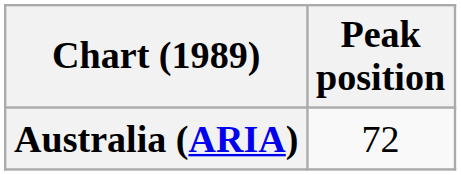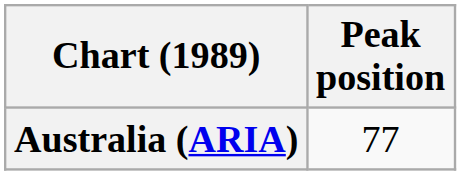(381, 137) 72 -> (381, 137) 77
